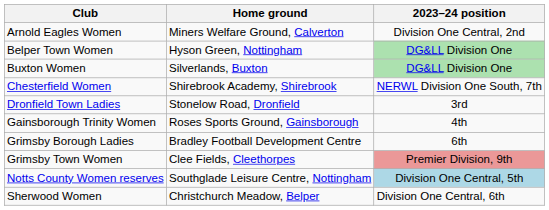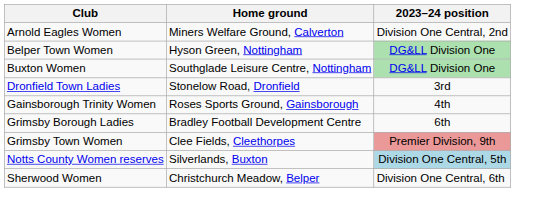(218, 68) Silverlands, Buxton -> (270, 68) Southglade Leisure Centre, Nottingham
- row: (59, 86)
(270, 178) Southglade Leisure Centre, Nottingham -> (218, 159) Silverlands, Buxton
